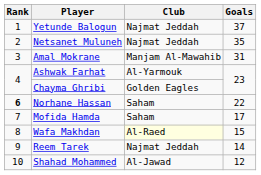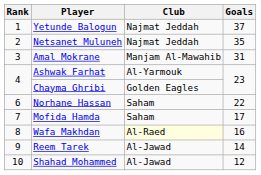(18, 102) bold -> (18, 102) normal
(239, 132) 15 -> (239, 132) 16
(163, 147) Najmat Jeddah -> (149, 147) Al-Jawad
